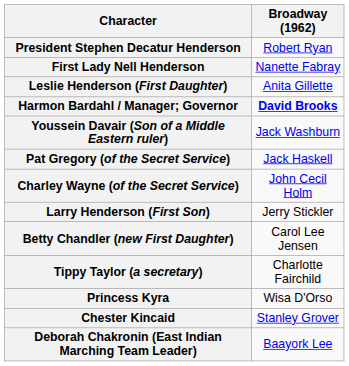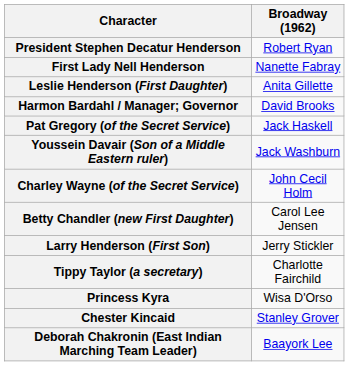(298, 106) bold -> (298, 106) normal
rows swapped: (128, 132) <-> (128, 159)
rows swapped: (128, 212) <-> (128, 238)
